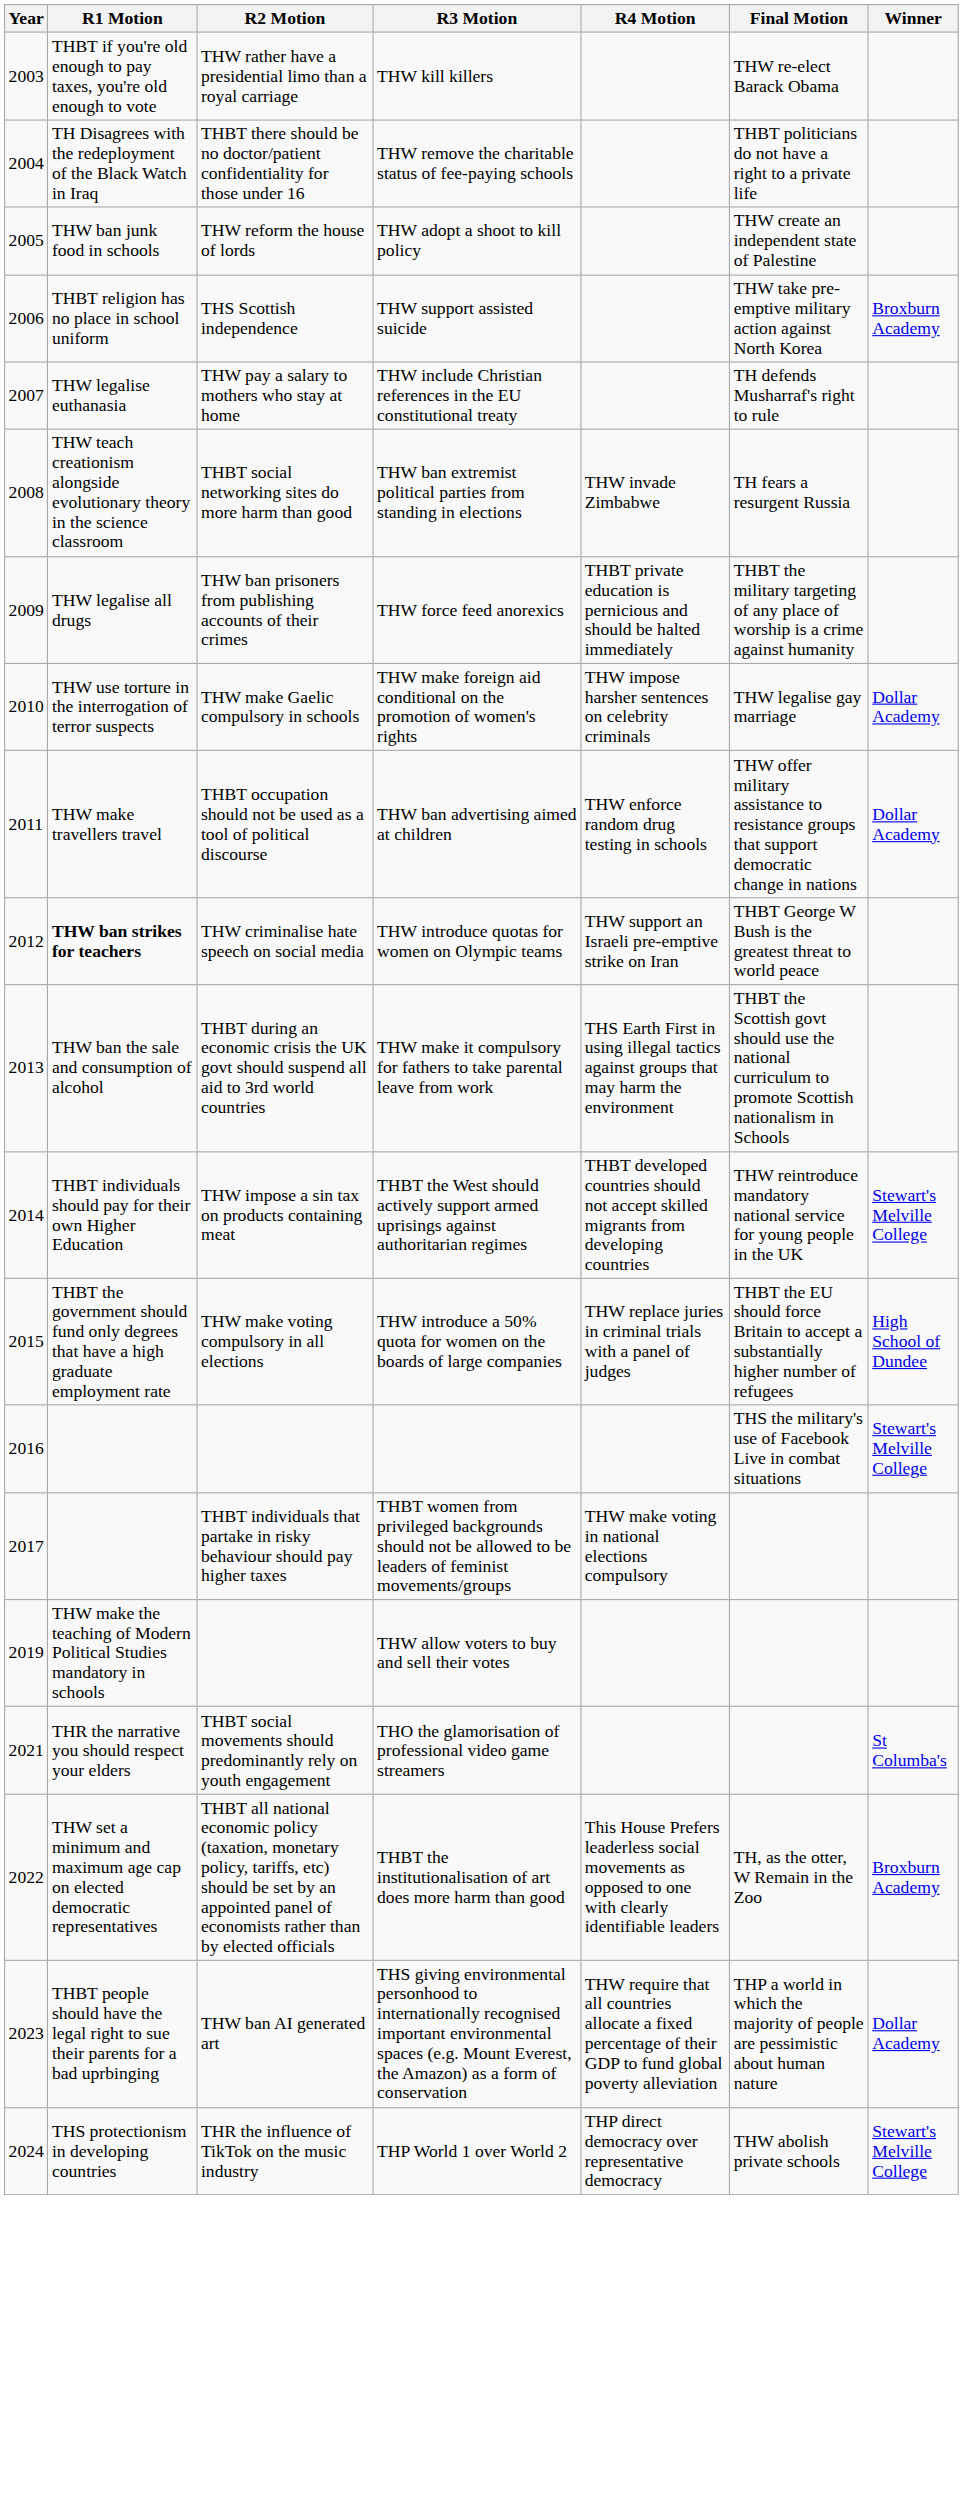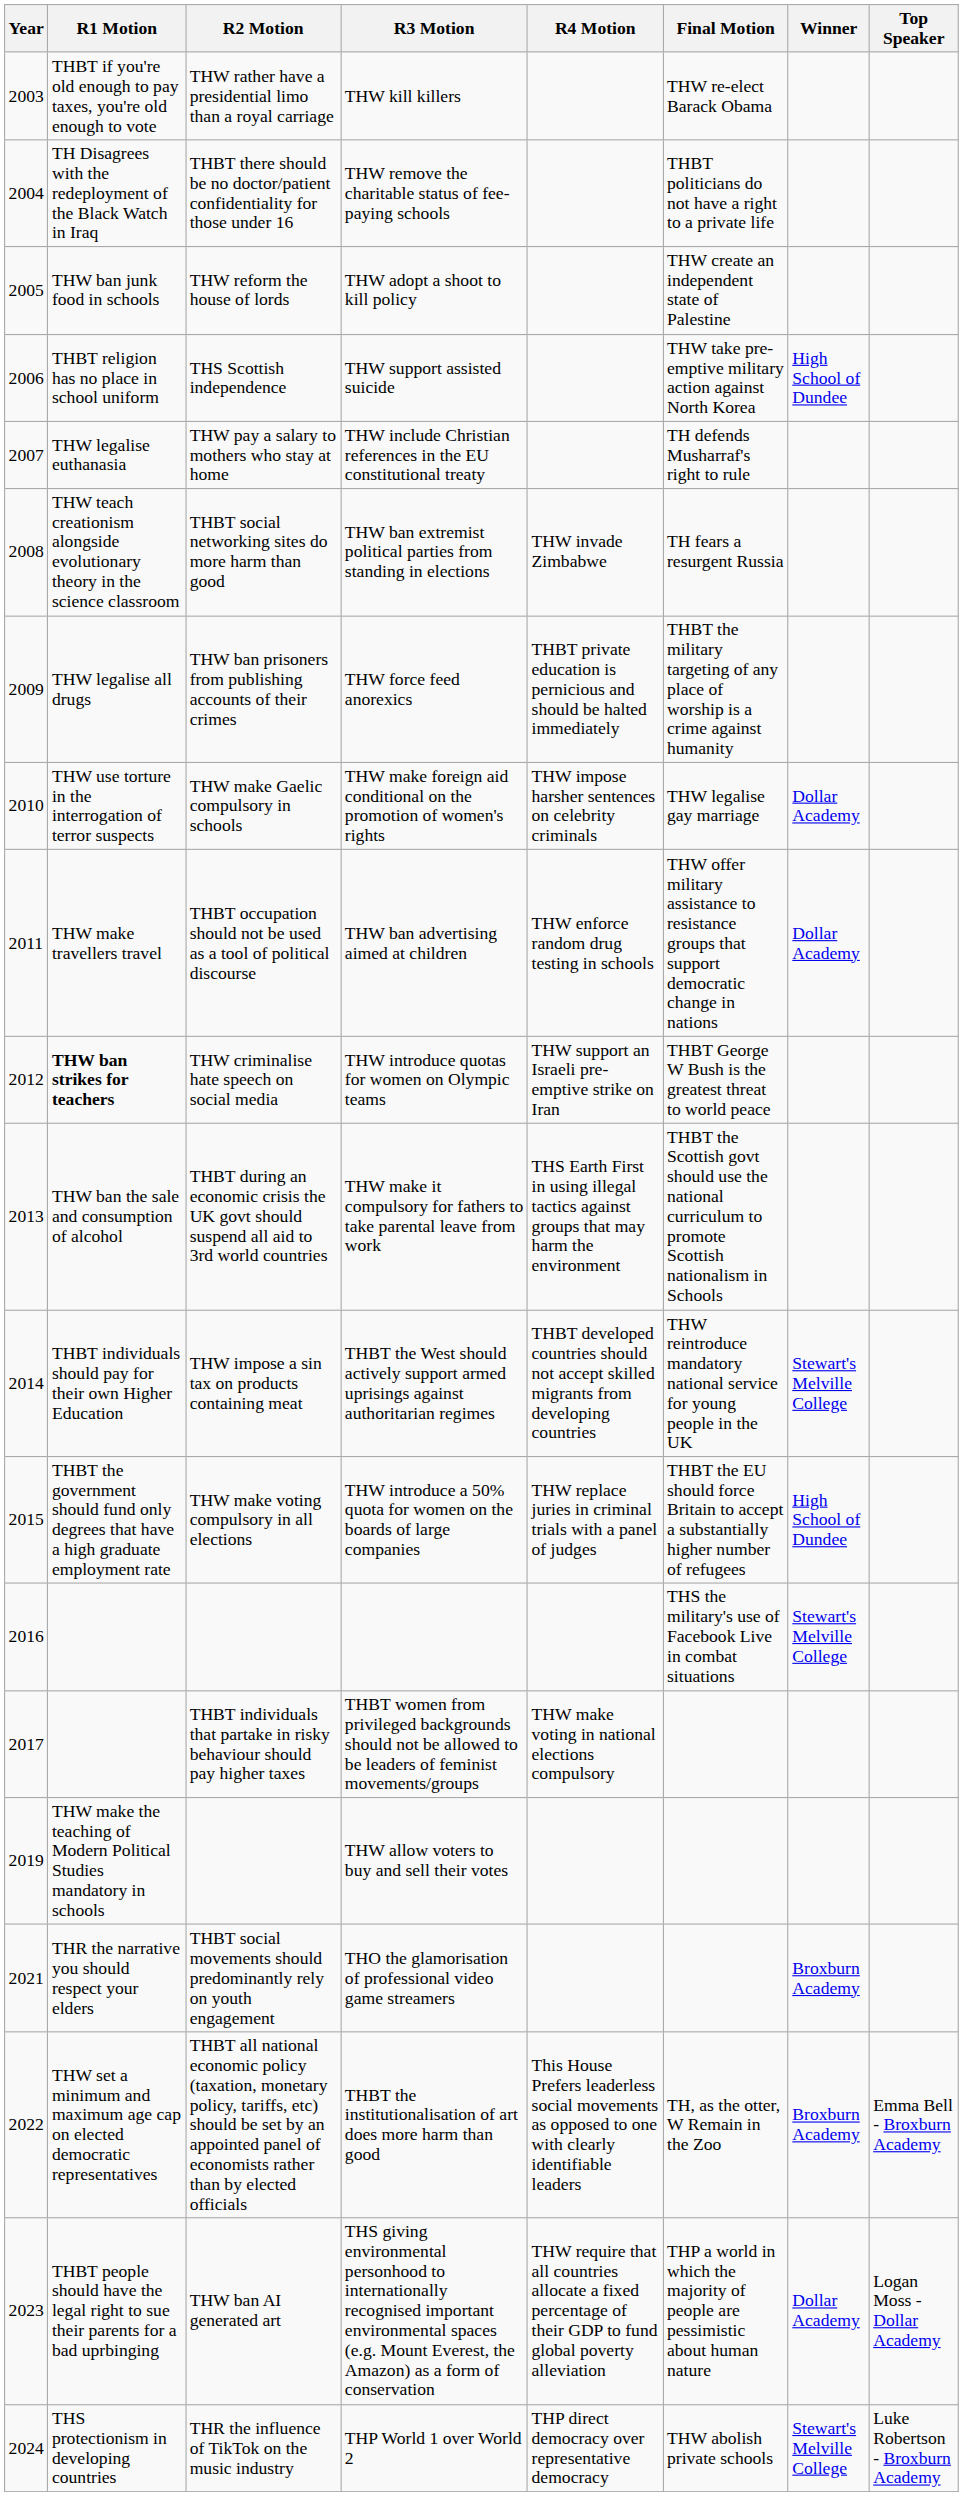+ column: (914, 28)
(906, 318) Broxburn Academy -> (826, 377) High School of Dundee
(910, 1750) St Columba's -> (826, 1977) Broxburn Academy
